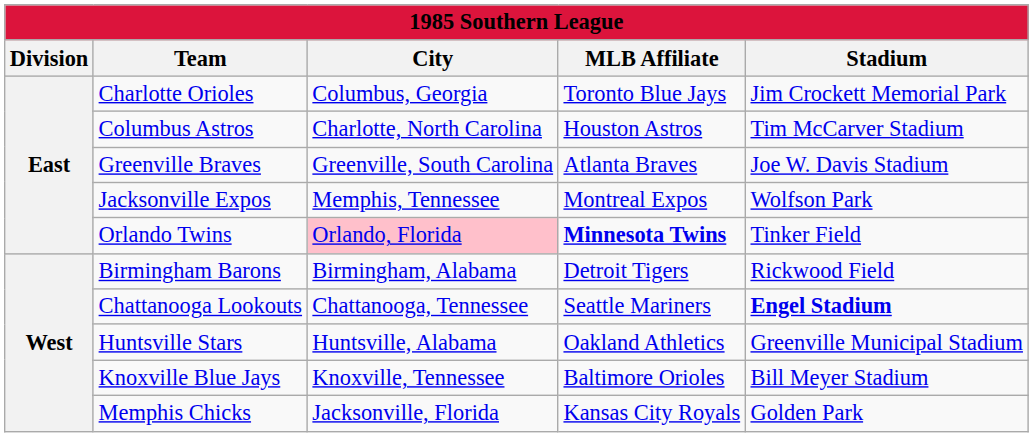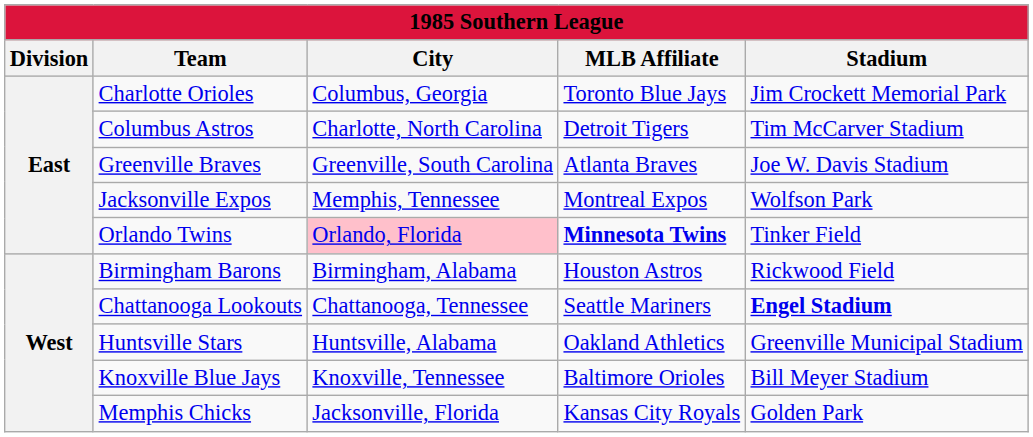(633, 128) Houston Astros -> (626, 128) Detroit Tigers
(626, 270) Detroit Tigers -> (633, 270) Houston Astros
